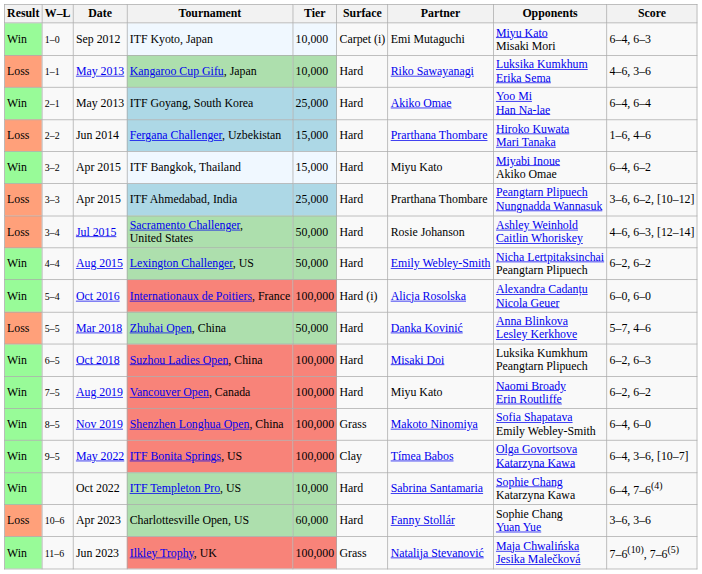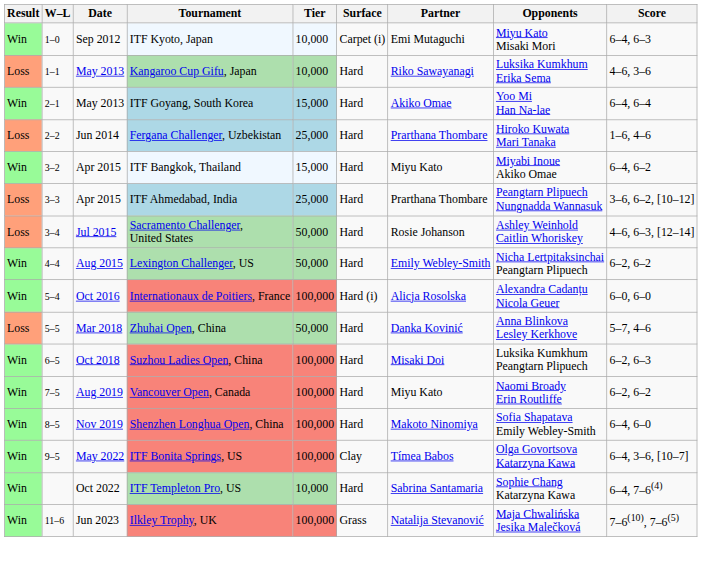(312, 103) 25,000 -> (312, 103) 15,000
(312, 135) 15,000 -> (312, 135) 25,000
(353, 424) Grass -> (351, 424) Hard
- row: (189, 520)
